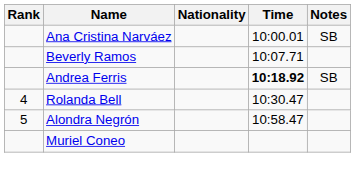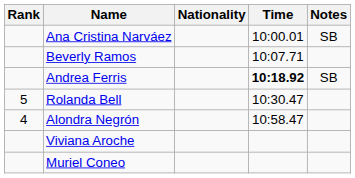(24, 99) 4 -> (24, 99) 5
(24, 120) 5 -> (24, 120) 4
+ row: (90, 141)
